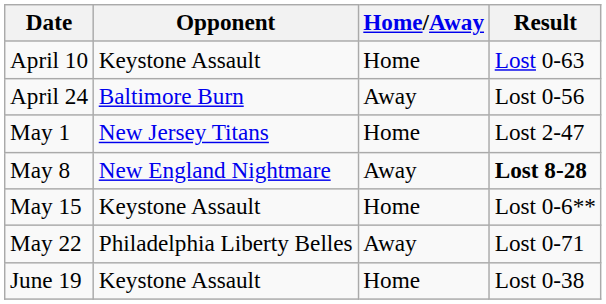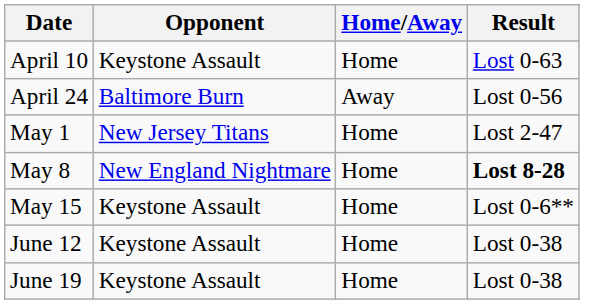(390, 170) Away -> (370, 170) Home
- row: (46, 243)
+ row: (46, 243)
